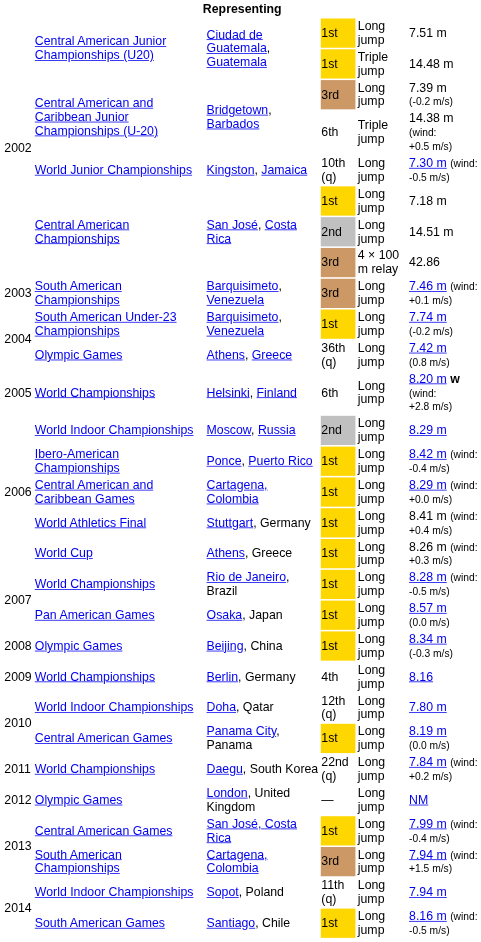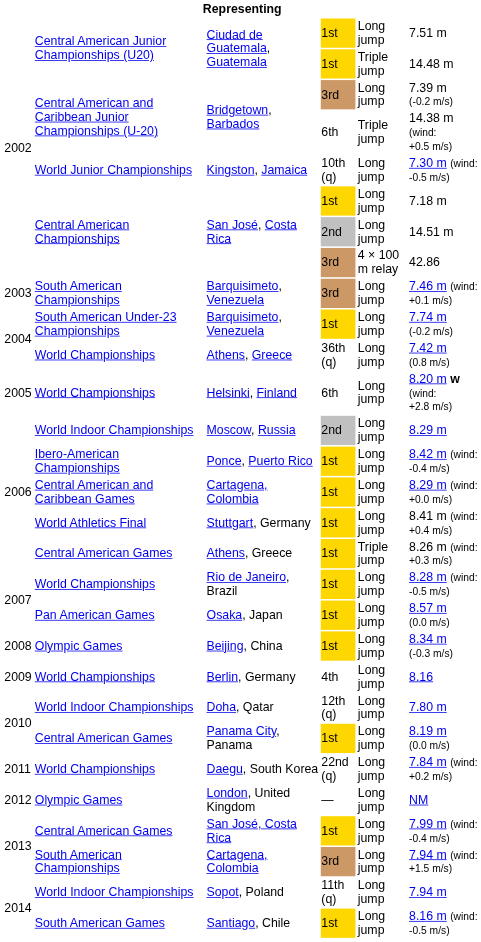(79, 355) Olympic Games -> (95, 355) World Championships
(64, 553) World Cup -> (104, 553) Central American Games
(371, 553) Long jump -> (373, 553) Triple jump
